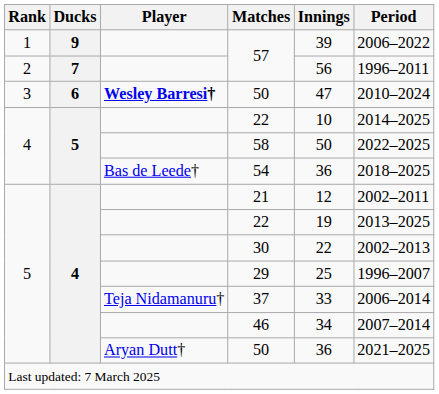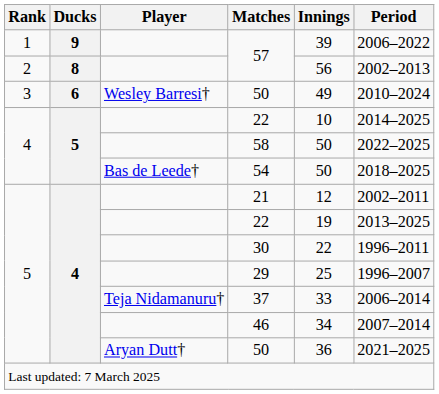(75, 68) 7 -> (75, 68) 8
(393, 68) 1996–2011 -> (394, 68) 2002–2013
(160, 94) bold -> (157, 94) normal
(324, 94) 47 -> (324, 94) 49
(324, 171) 36 -> (324, 171) 50
(394, 247) 2002–2013 -> (393, 247) 1996–2011
